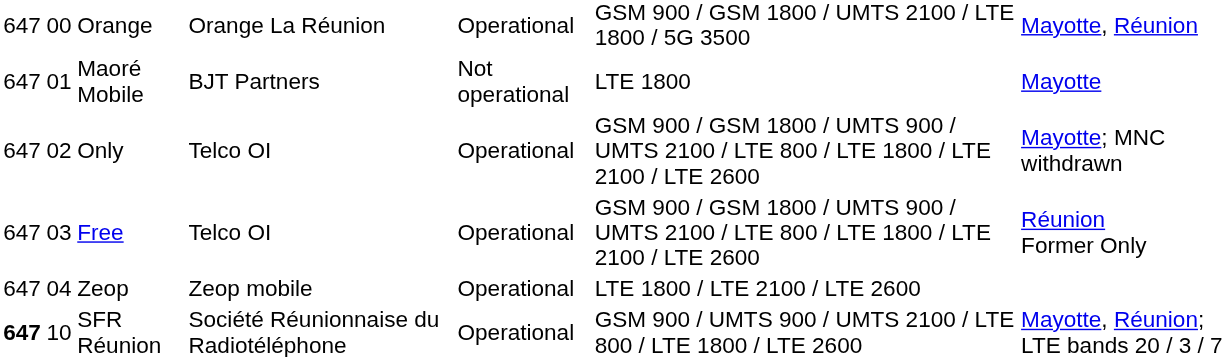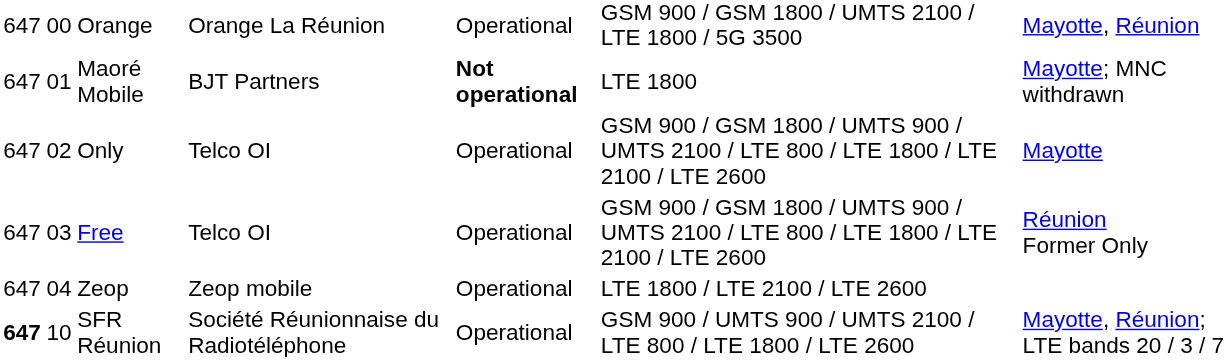(513, 81) normal -> (517, 81) bold
(1061, 81) Mayotte -> (1095, 81) Mayotte; MNC withdrawn
(1093, 150) Mayotte; MNC withdrawn -> (1063, 150) Mayotte
